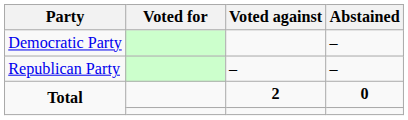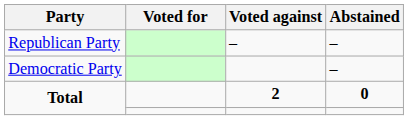rows swapped: (65, 42) <-> (64, 68)
